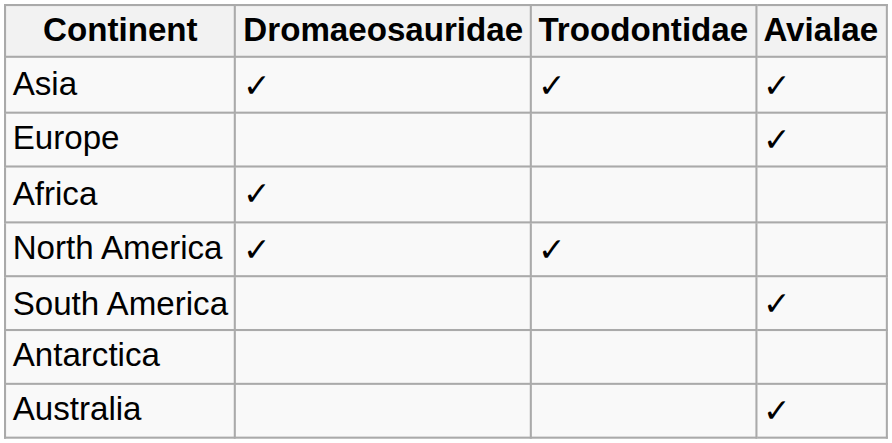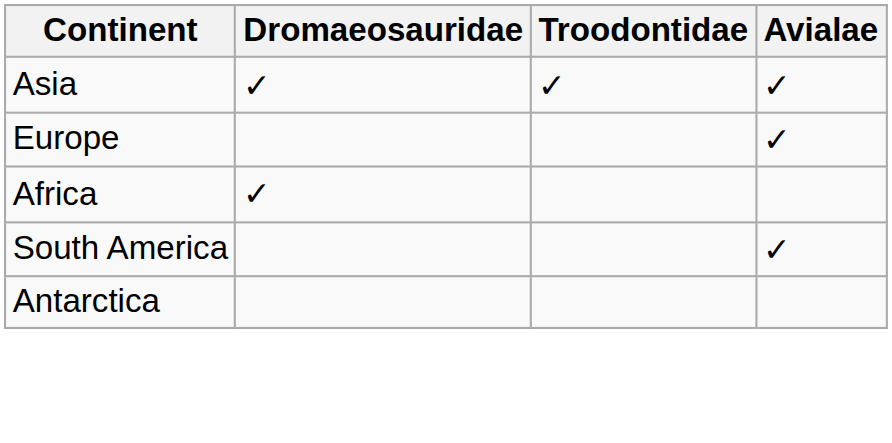- row: (118, 248)
- row: (77, 409)
